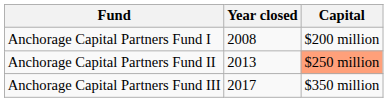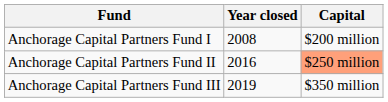(242, 62) 2013 -> (242, 62) 2016
(242, 85) 2017 -> (242, 85) 2019
